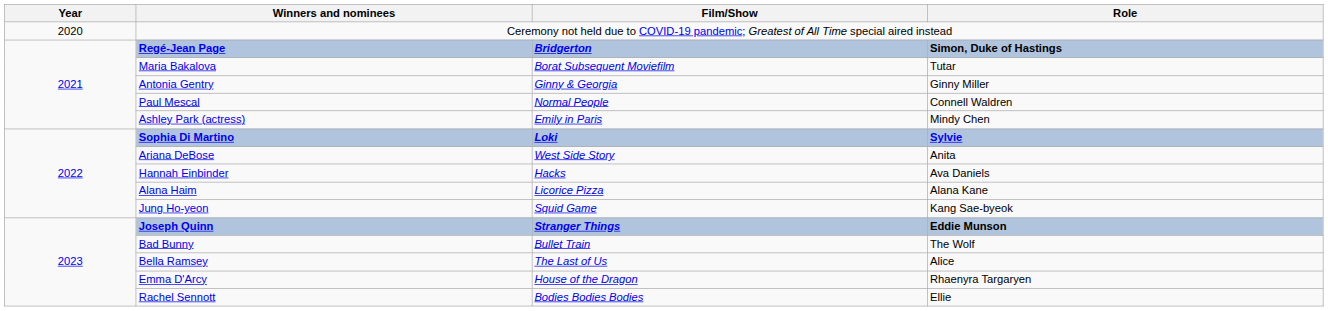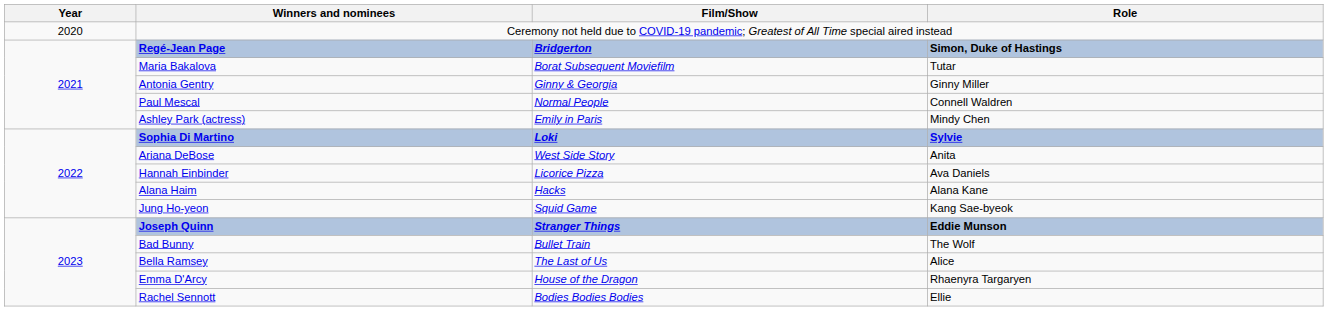(550, 173) Hacks -> (569, 173) Licorice Pizza
(569, 191) Licorice Pizza -> (550, 191) Hacks
